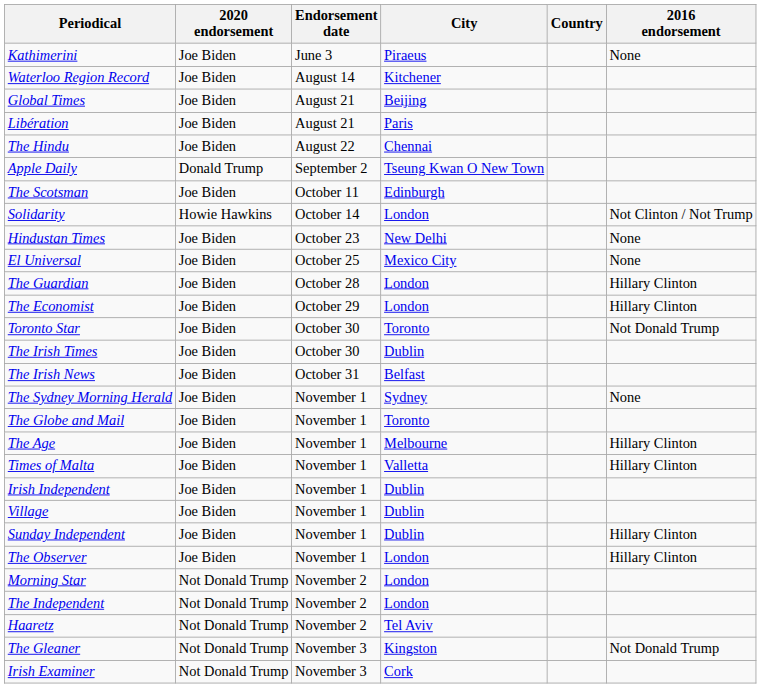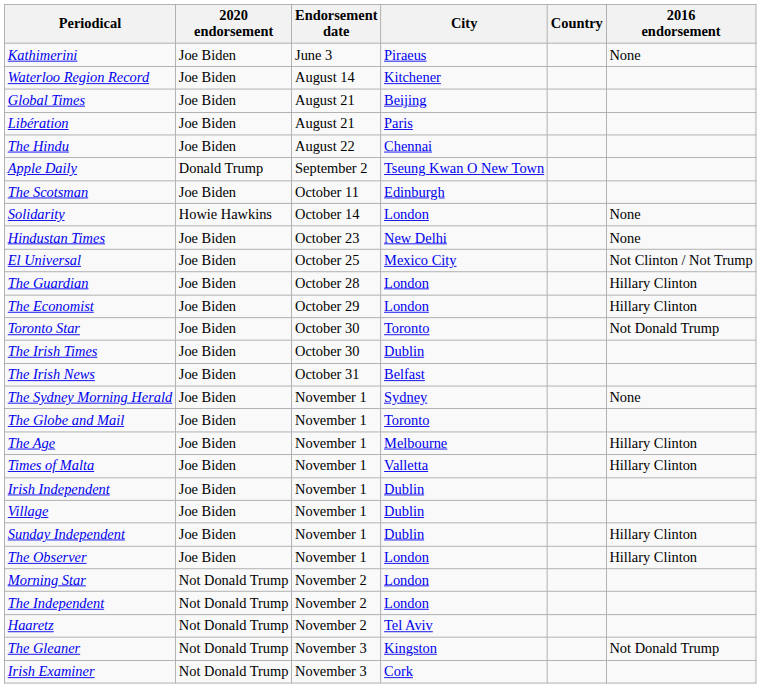(681, 214) Not Clinton / Not Trump -> (625, 214) None
(625, 260) None -> (681, 260) Not Clinton / Not Trump
